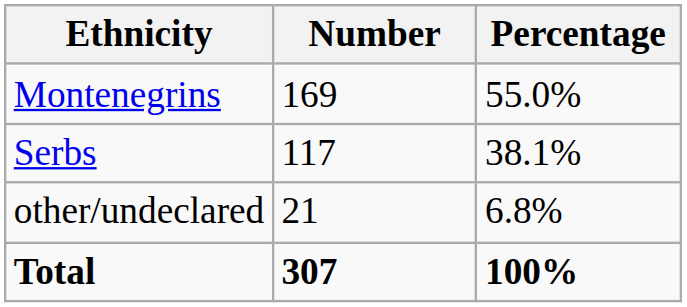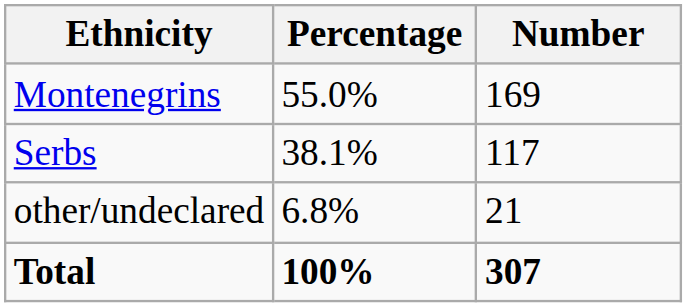columns swapped: (375, 34) <-> (578, 34)
